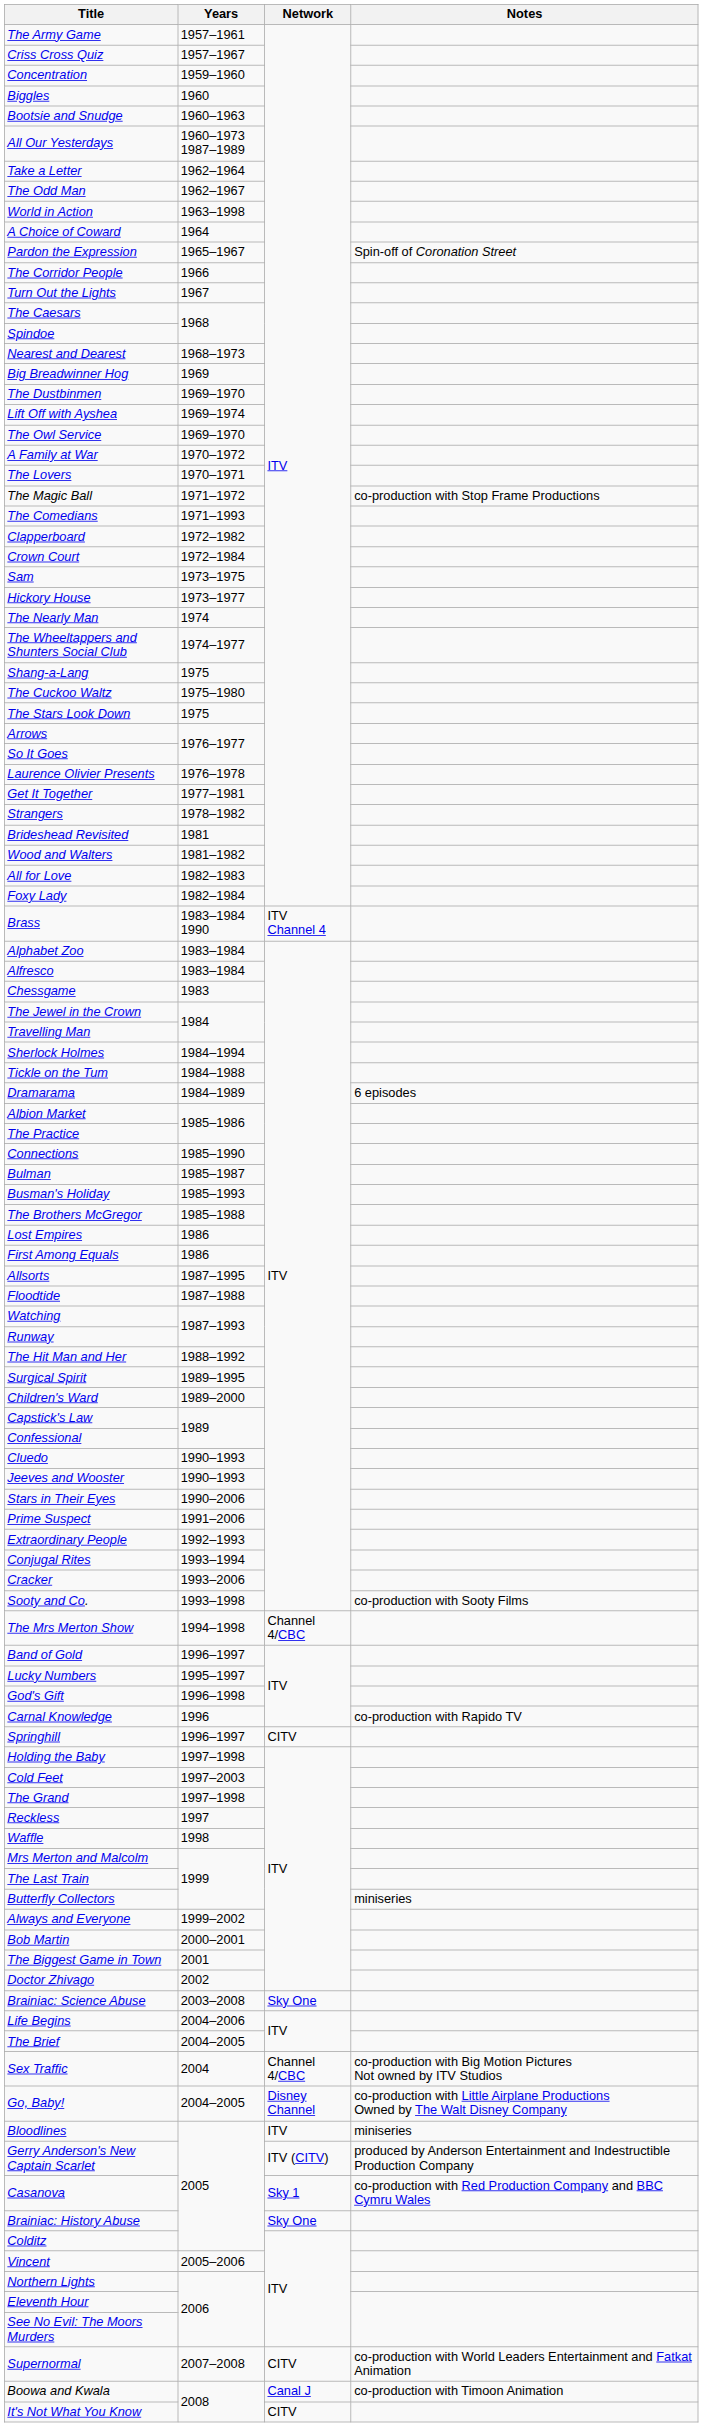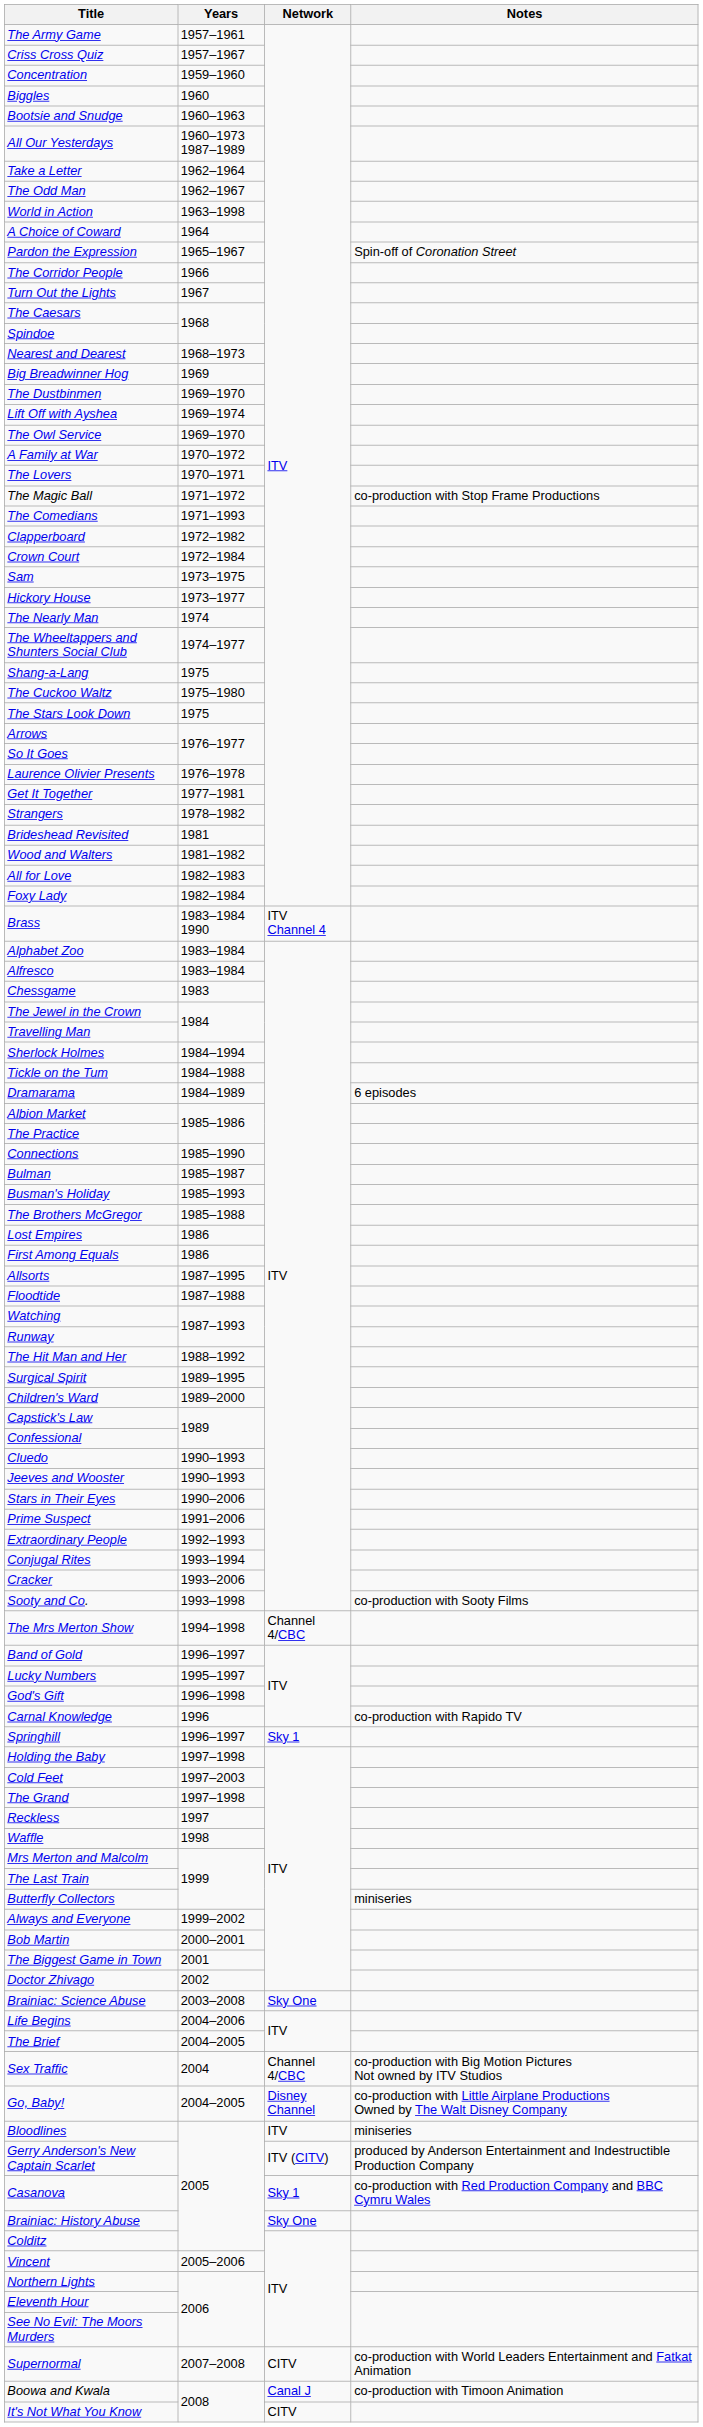(282, 1736) CITV -> (283, 1736) Sky 1
